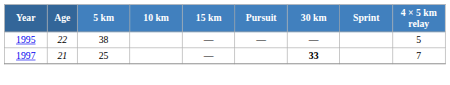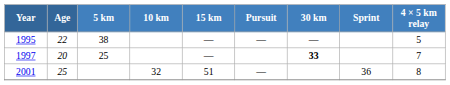(62, 56) 21 -> (62, 56) 20
+ row: (26, 72)
